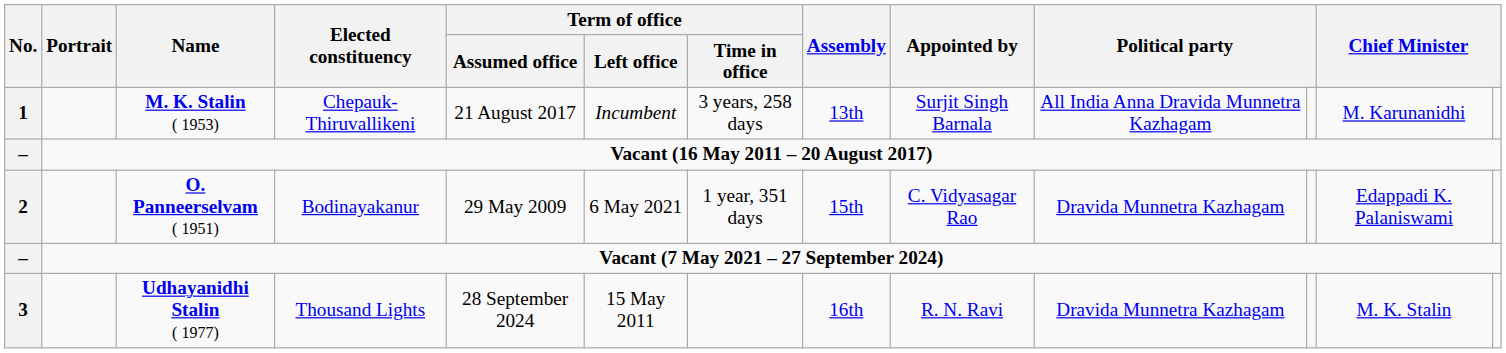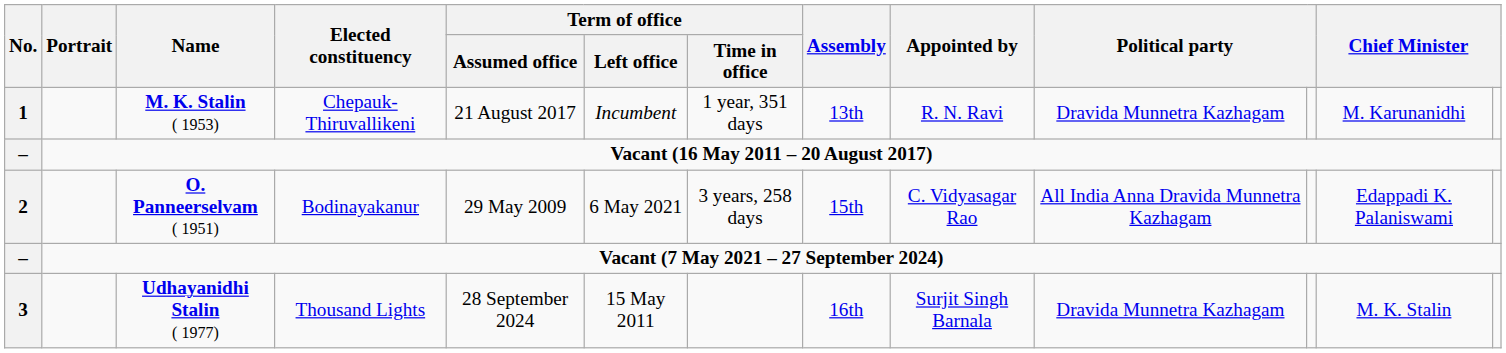(745, 113) 3 years, 258 days -> (745, 113) 1 year, 351 days
(962, 113) Surjit Singh Barnala -> (962, 113) R. N. Ravi
(1170, 113) All India Anna Dravida Munnetra Kazhagam -> (1170, 113) Dravida Munnetra Kazhagam
(745, 206) 1 year, 351 days -> (745, 206) 3 years, 258 days
(1170, 206) Dravida Munnetra Kazhagam -> (1170, 206) All India Anna Dravida Munnetra Kazhagam
(962, 310) R. N. Ravi -> (962, 310) Surjit Singh Barnala
